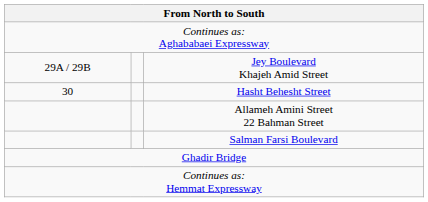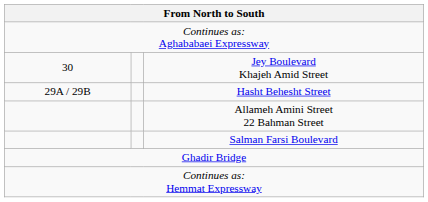(68, 67) 29A / 29B -> (68, 67) 30
(68, 91) 30 -> (68, 91) 29A / 29B
